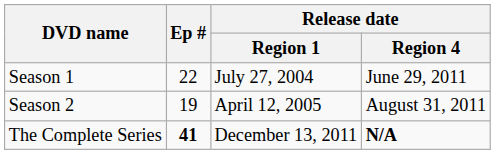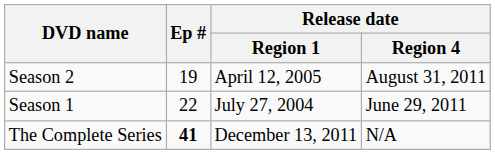rows swapped: (41, 76) <-> (41, 105)
(381, 134) bold -> (381, 134) normal
